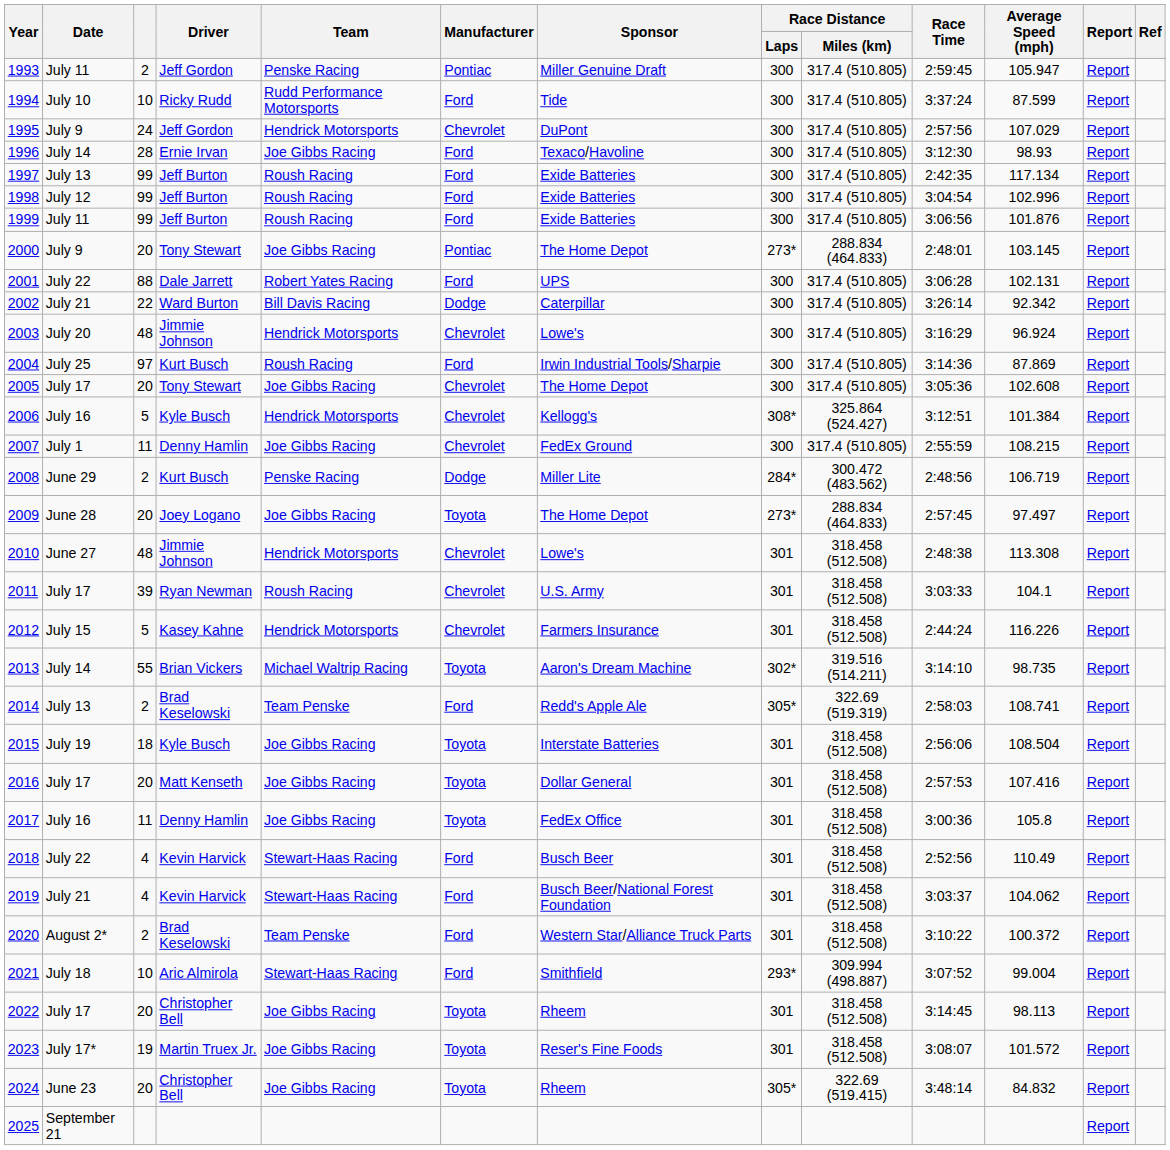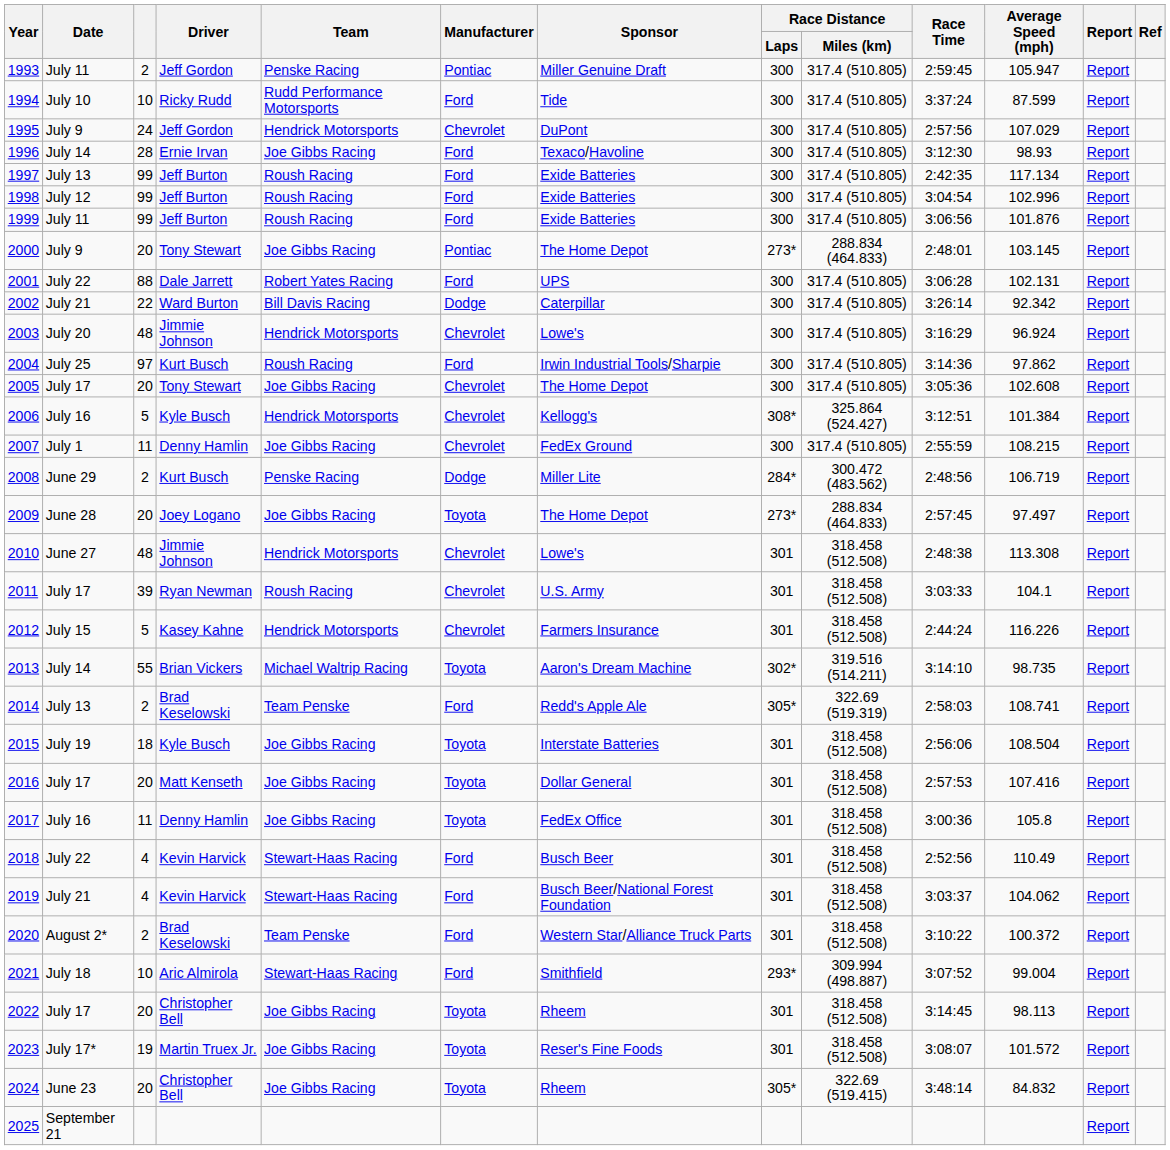(1034, 363) 87.869 -> (1034, 363) 97.862
